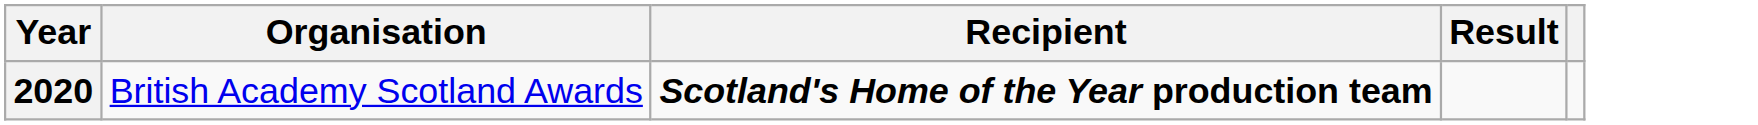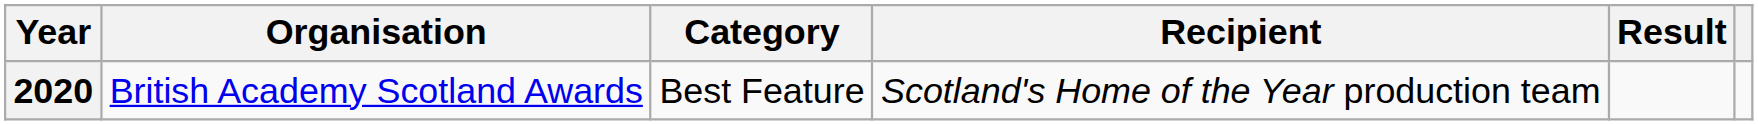+ column: (762, 32)
(1046, 89) bold -> (1241, 89) normal
